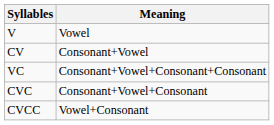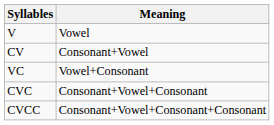(162, 71) Consonant+Vowel+Consonant+Consonant -> (104, 71) Vowel+Consonant
(104, 110) Vowel+Consonant -> (162, 110) Consonant+Vowel+Consonant+Consonant
